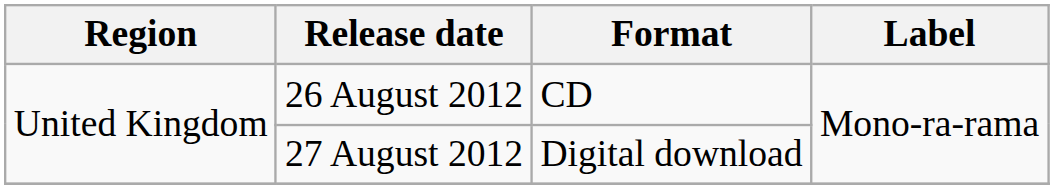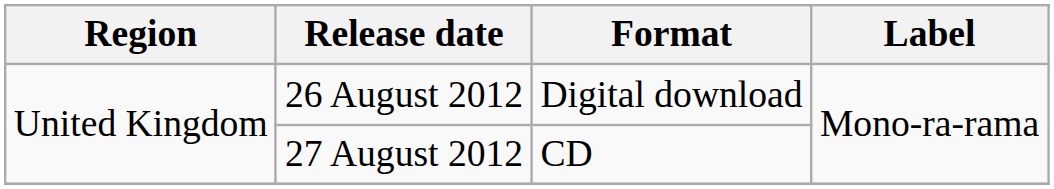(567, 93) CD -> (672, 93) Digital download
(672, 153) Digital download -> (567, 153) CD
